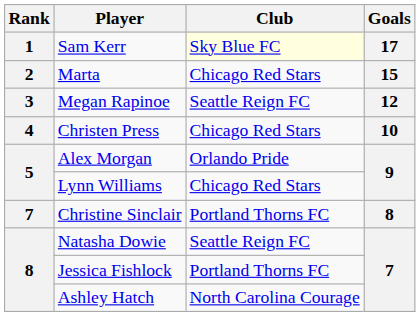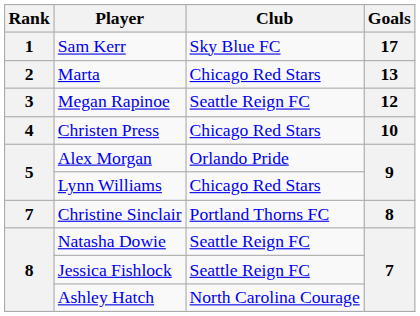(235, 46) lightyellow background -> (235, 46) no background
(389, 74) 15 -> (389, 74) 13
(259, 269) Portland Thorns FC -> (250, 269) Seattle Reign FC
